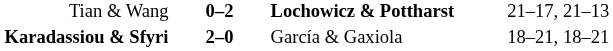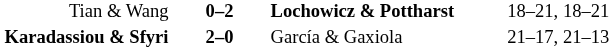(558, 11) 21–17, 21–13 -> (558, 11) 18–21, 18–21
(558, 36) 18–21, 18–21 -> (558, 36) 21–17, 21–13
